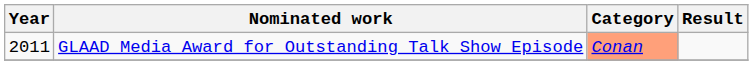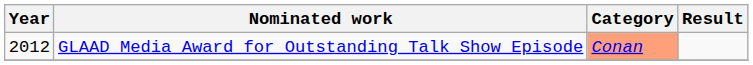(29, 47) 2011 -> (29, 47) 2012
